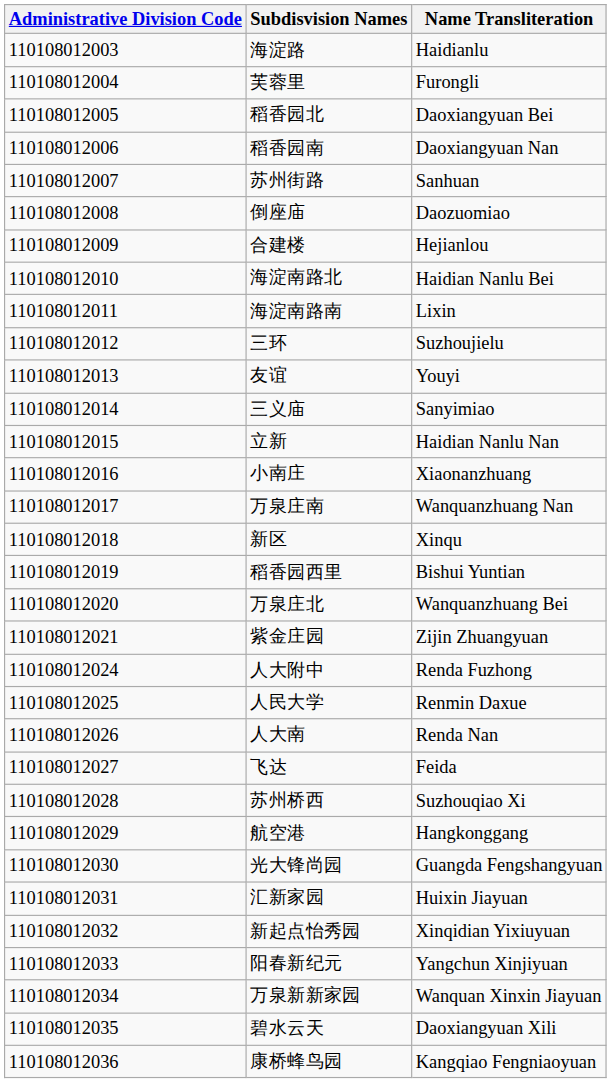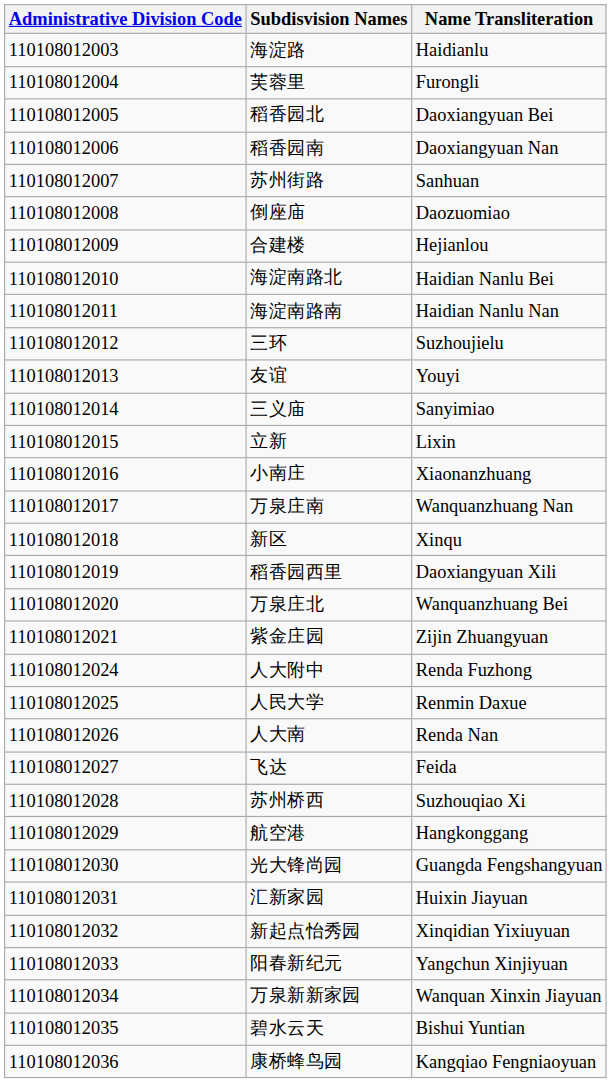(436, 311) Lixin -> (487, 311) Haidian Nanlu Nan
(487, 441) Haidian Nanlu Nan -> (436, 441) Lixin
(470, 572) Bishui Yuntian -> (486, 572) Daoxiangyuan Xili
(486, 1028) Daoxiangyuan Xili -> (470, 1028) Bishui Yuntian
